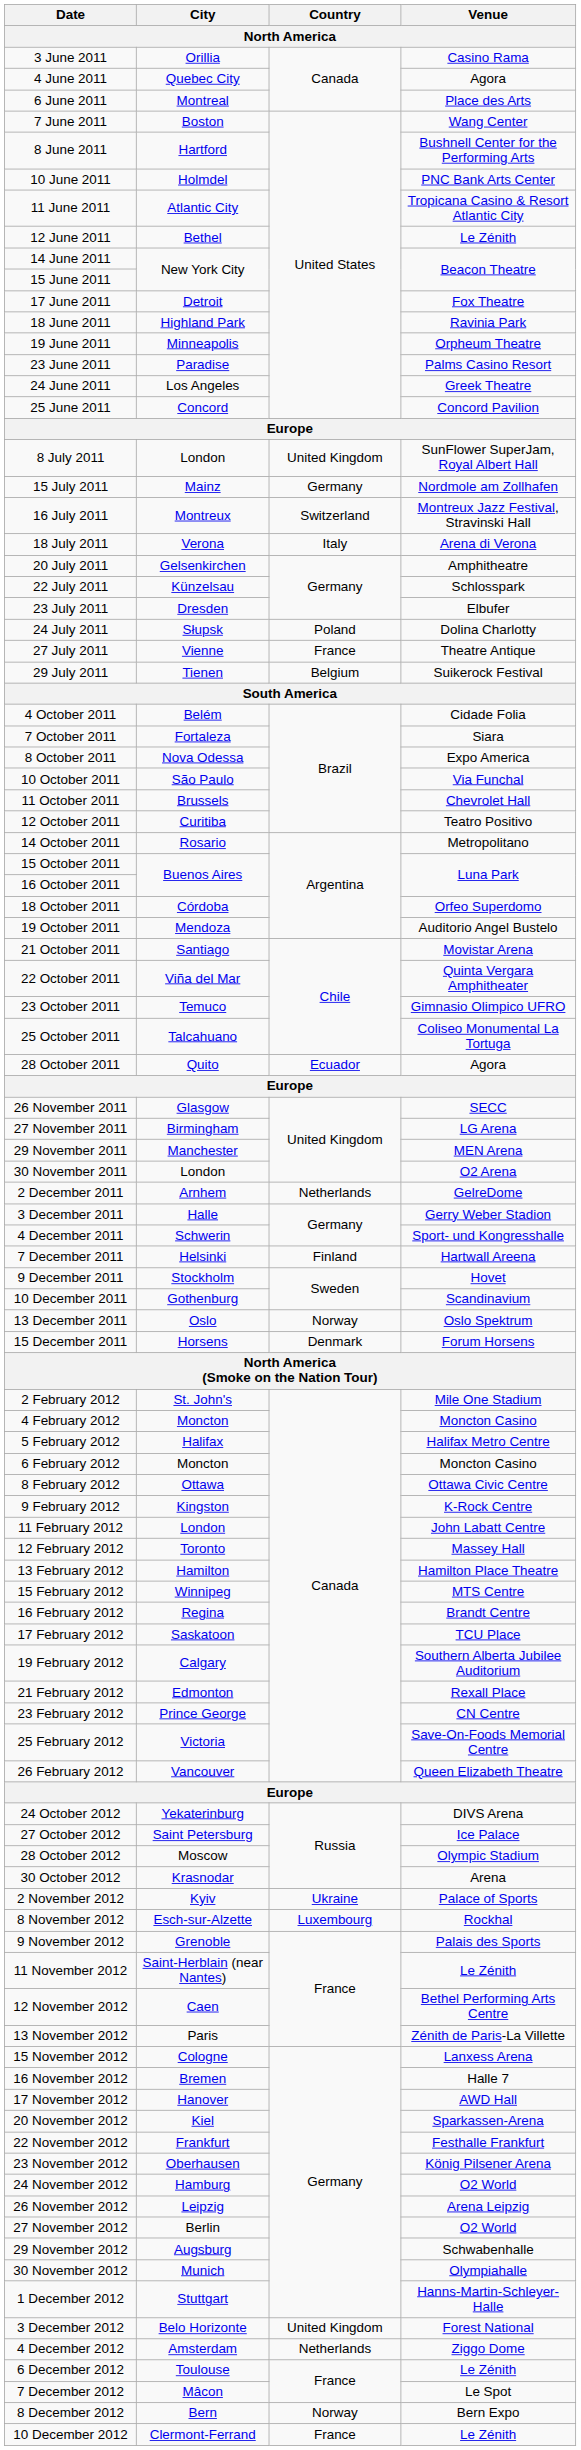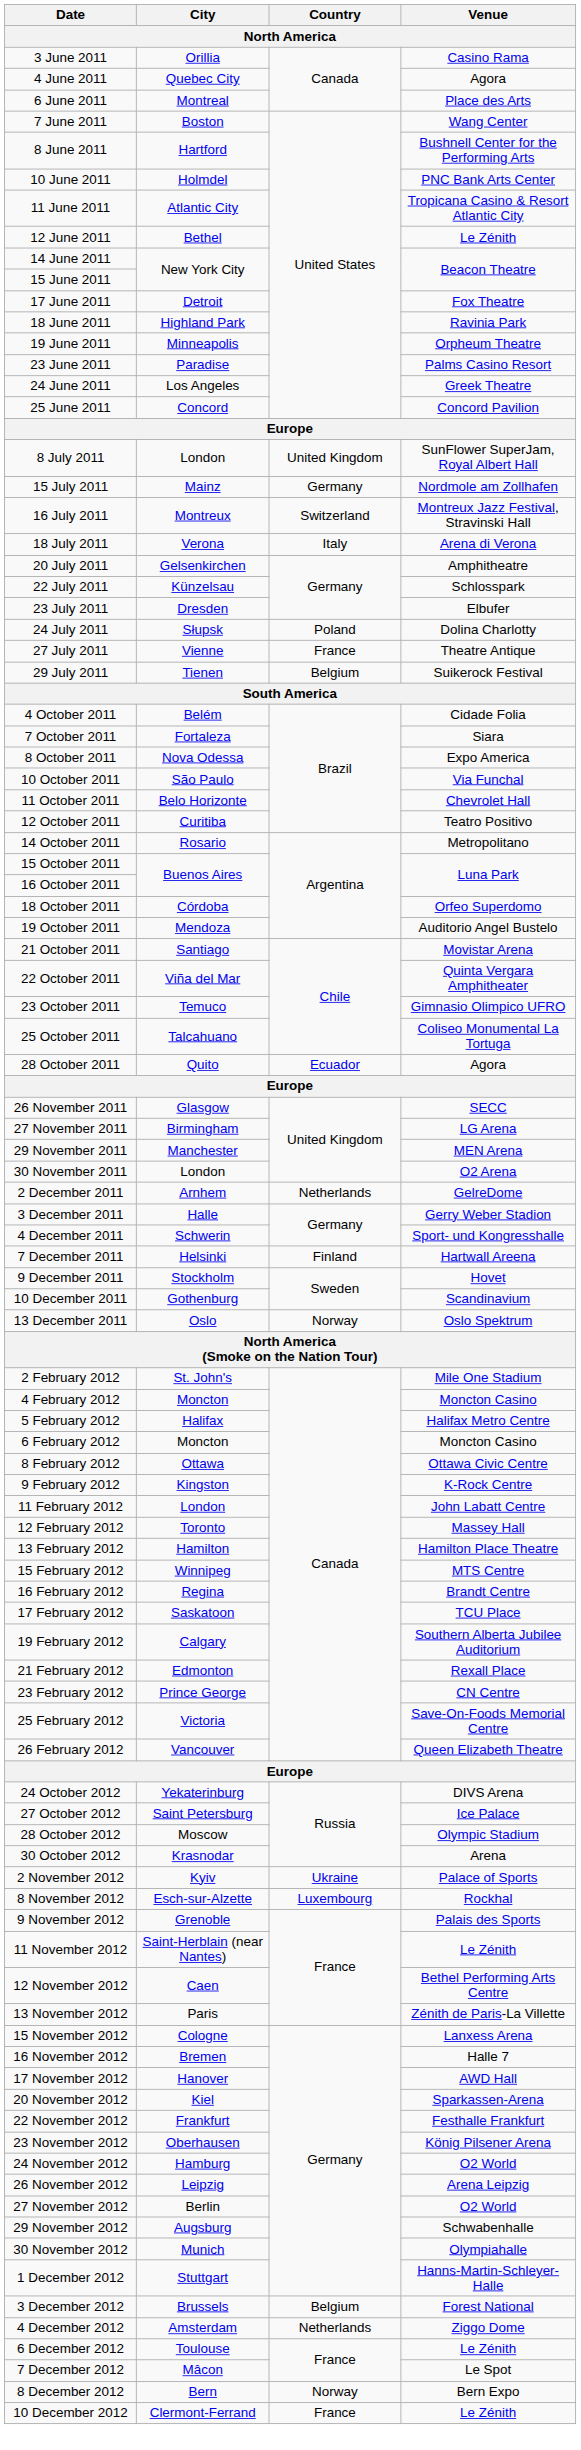(203, 800) Brussels -> (203, 800) Belo Horizonte
- row: (71, 1342)
(203, 2328) Belo Horizonte -> (203, 2306) Brussels
(335, 2328) United Kingdom -> (335, 2306) Belgium
